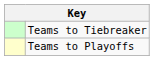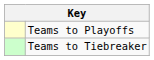rows swapped: (81, 47) <-> (87, 30)
